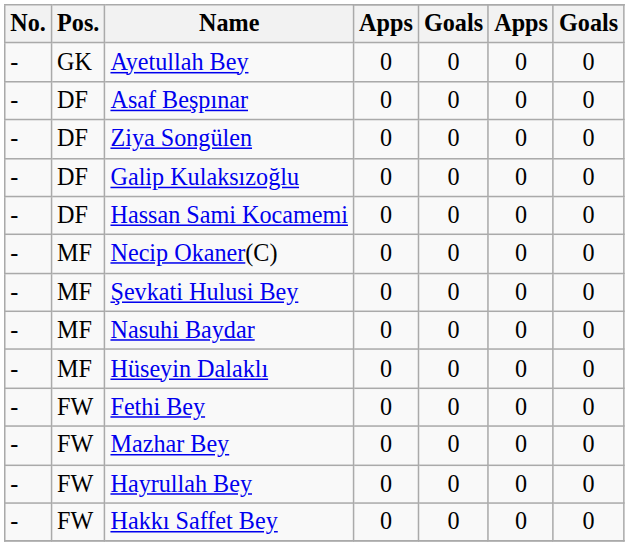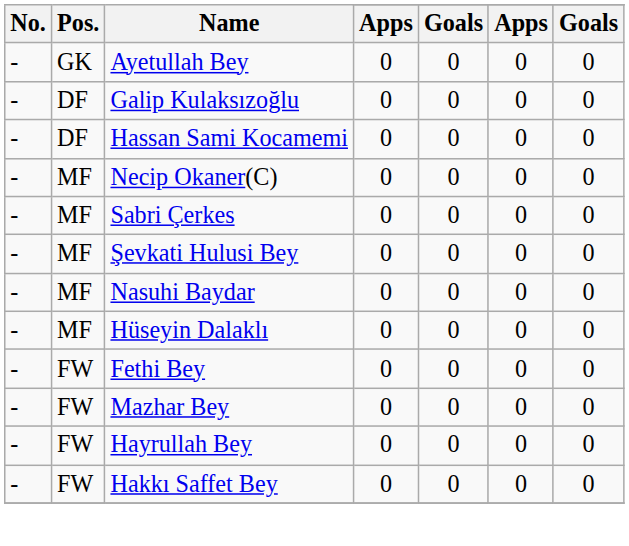- row: (179, 100)
- row: (181, 138)
+ row: (173, 215)
